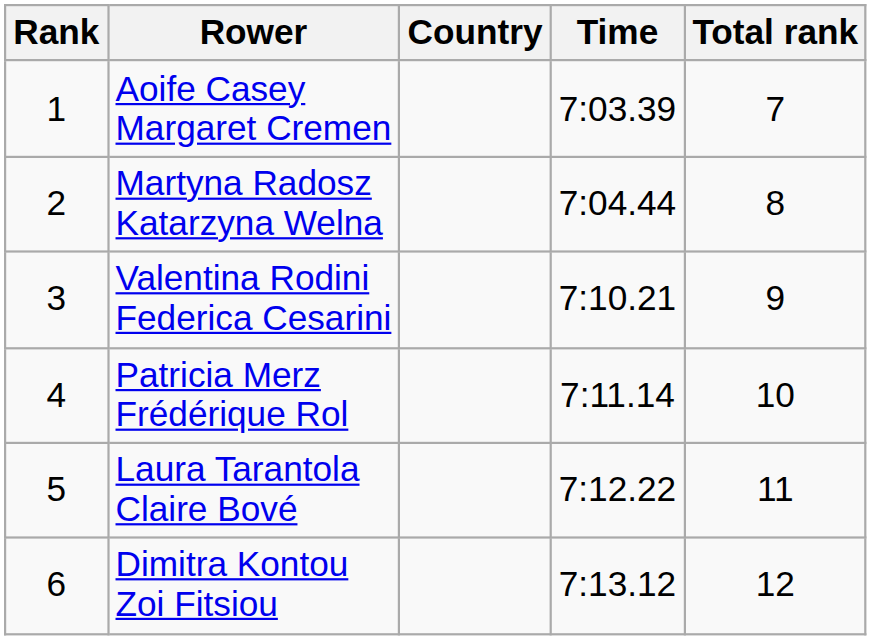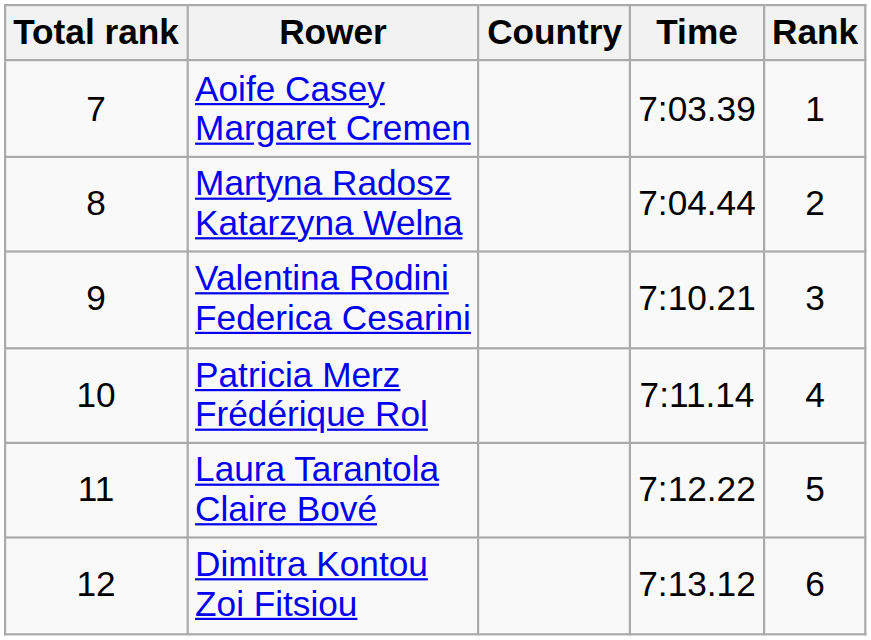columns swapped: (56, 32) <-> (775, 32)
